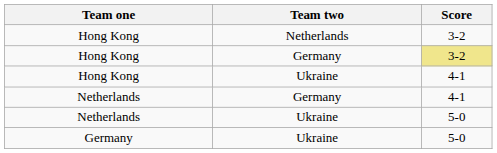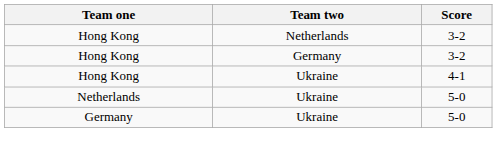(457, 55) khaki background -> (457, 55) no background
- row: (109, 96)
